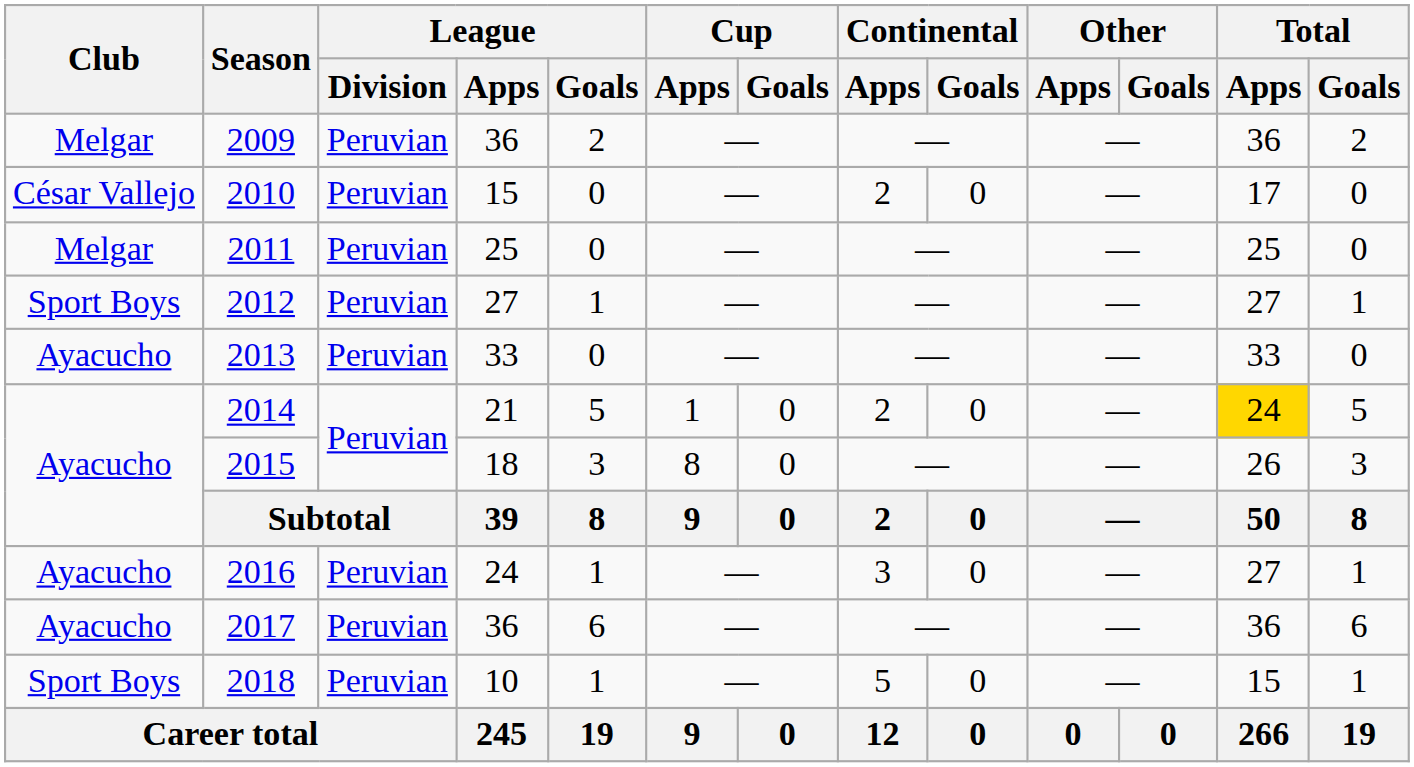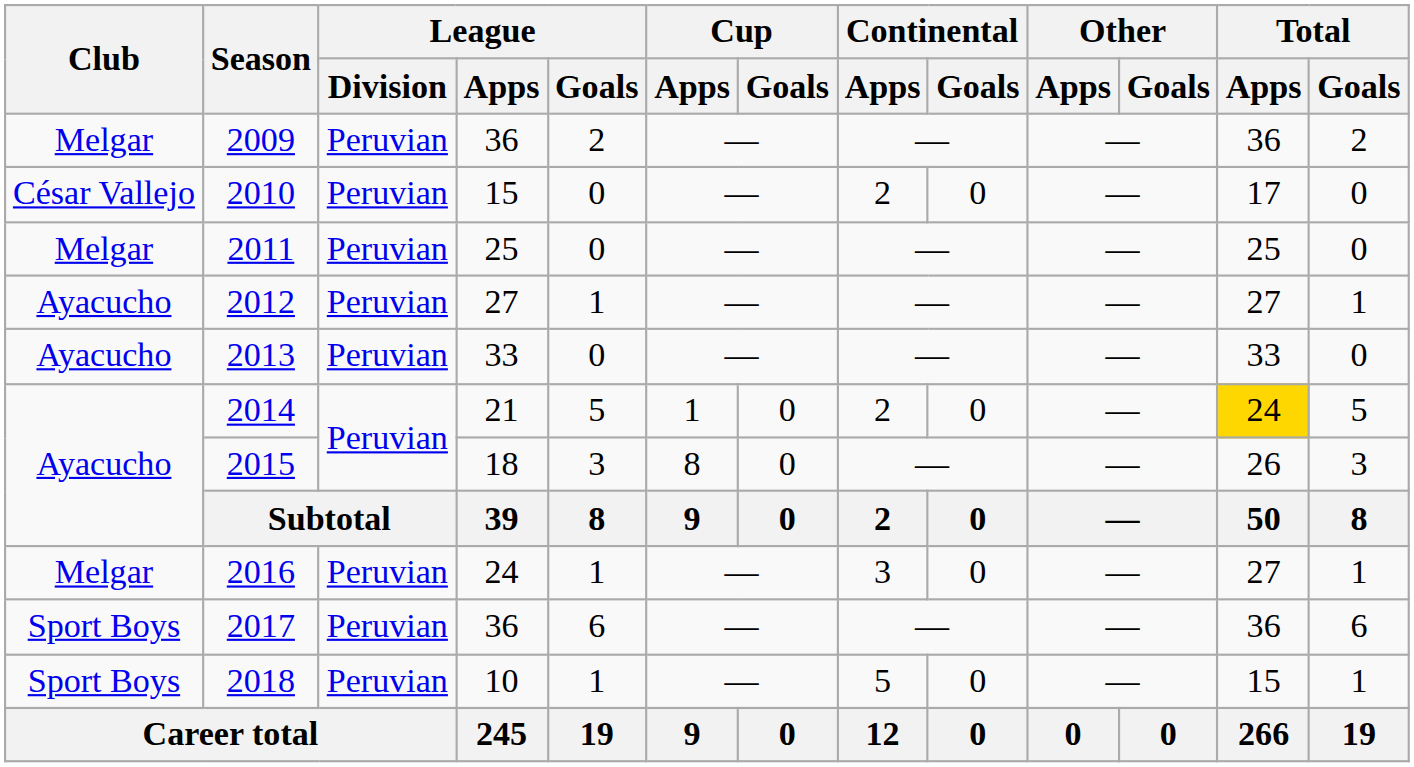(104, 301) Sport Boys -> (104, 301) Ayacucho
(104, 572) Ayacucho -> (104, 572) Melgar
(104, 626) Ayacucho -> (104, 626) Sport Boys
